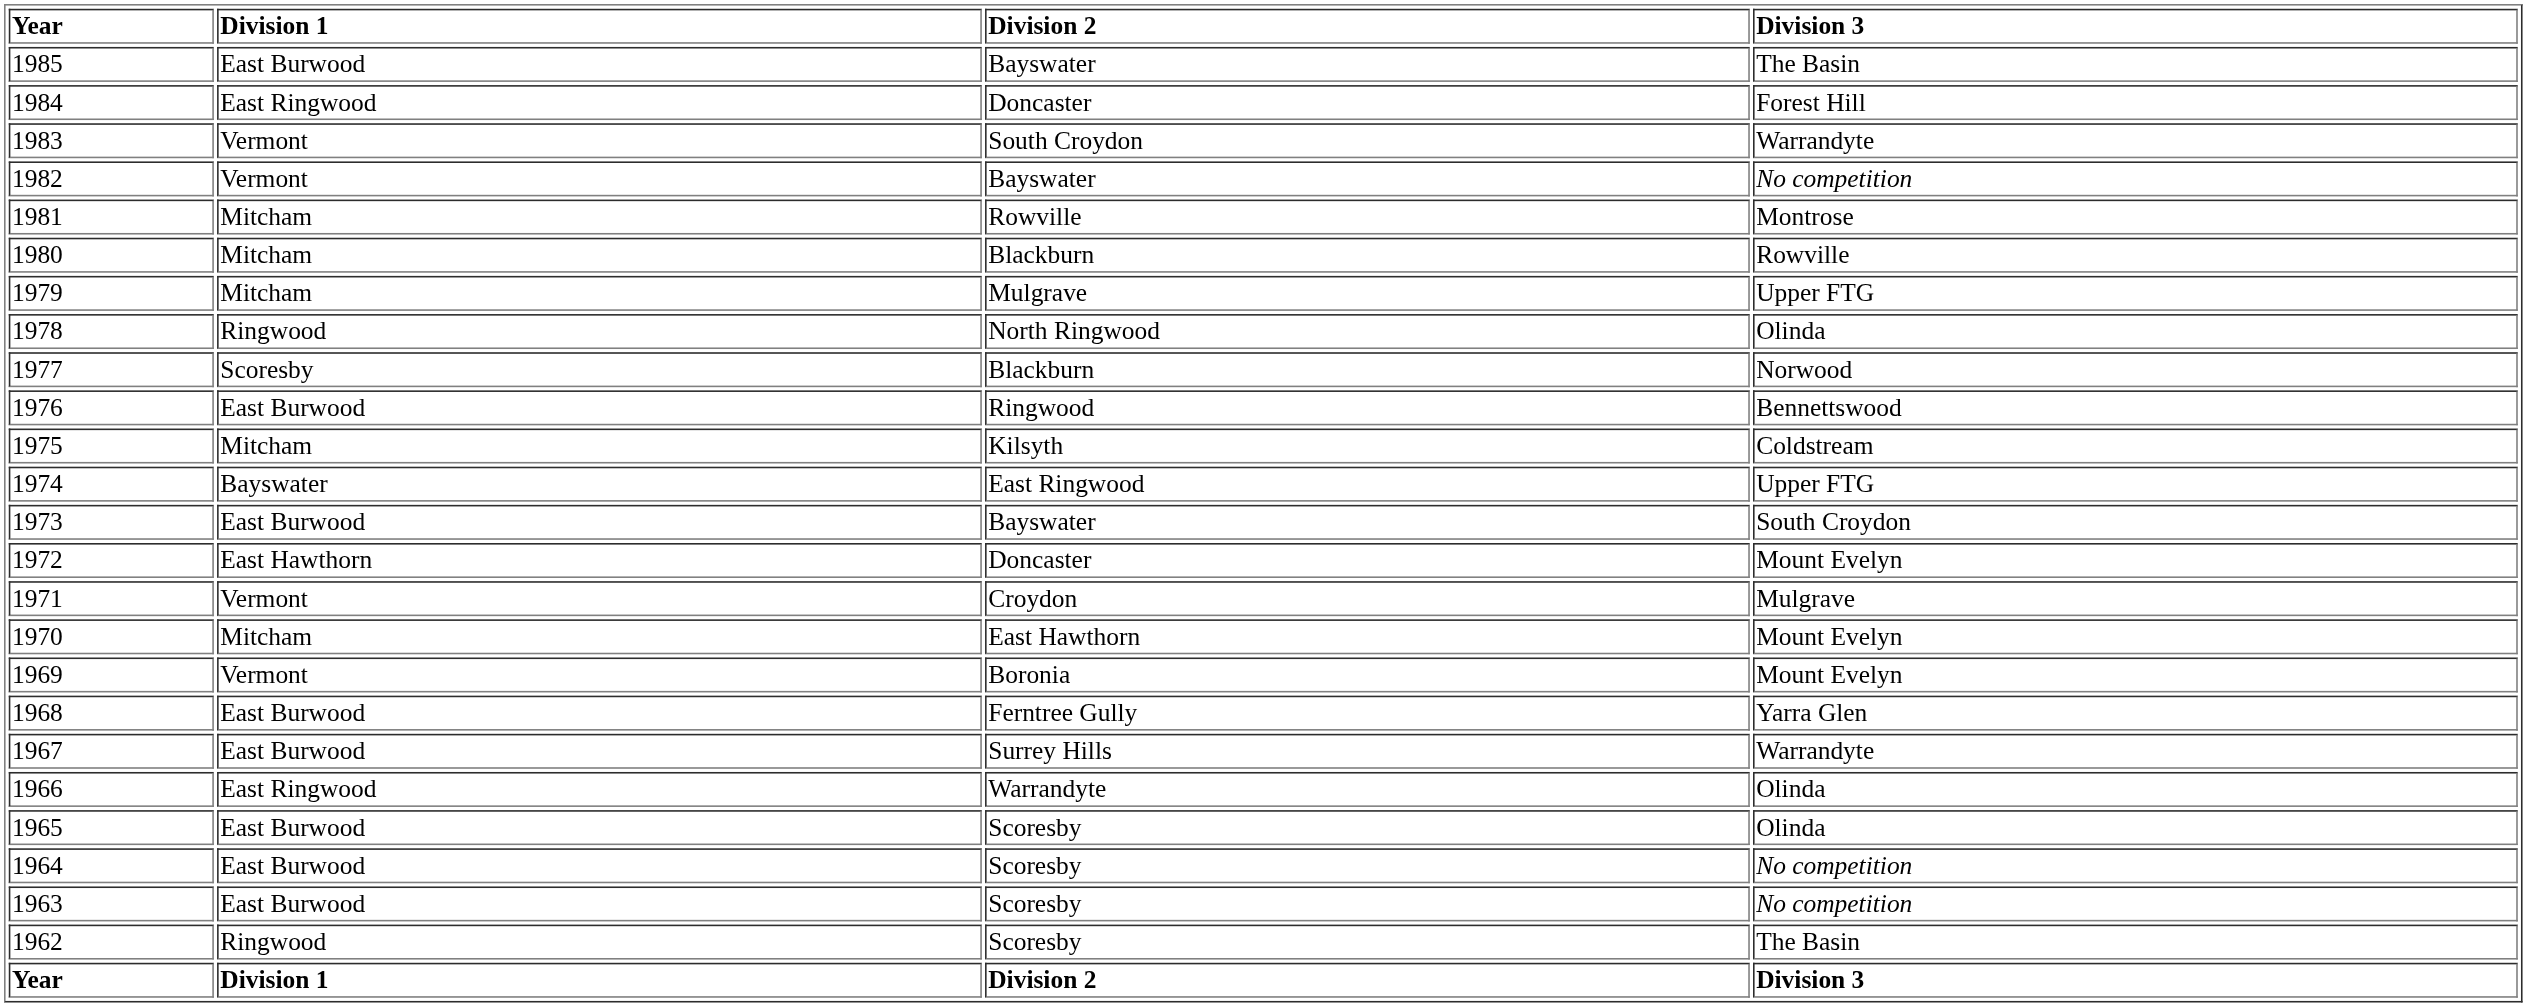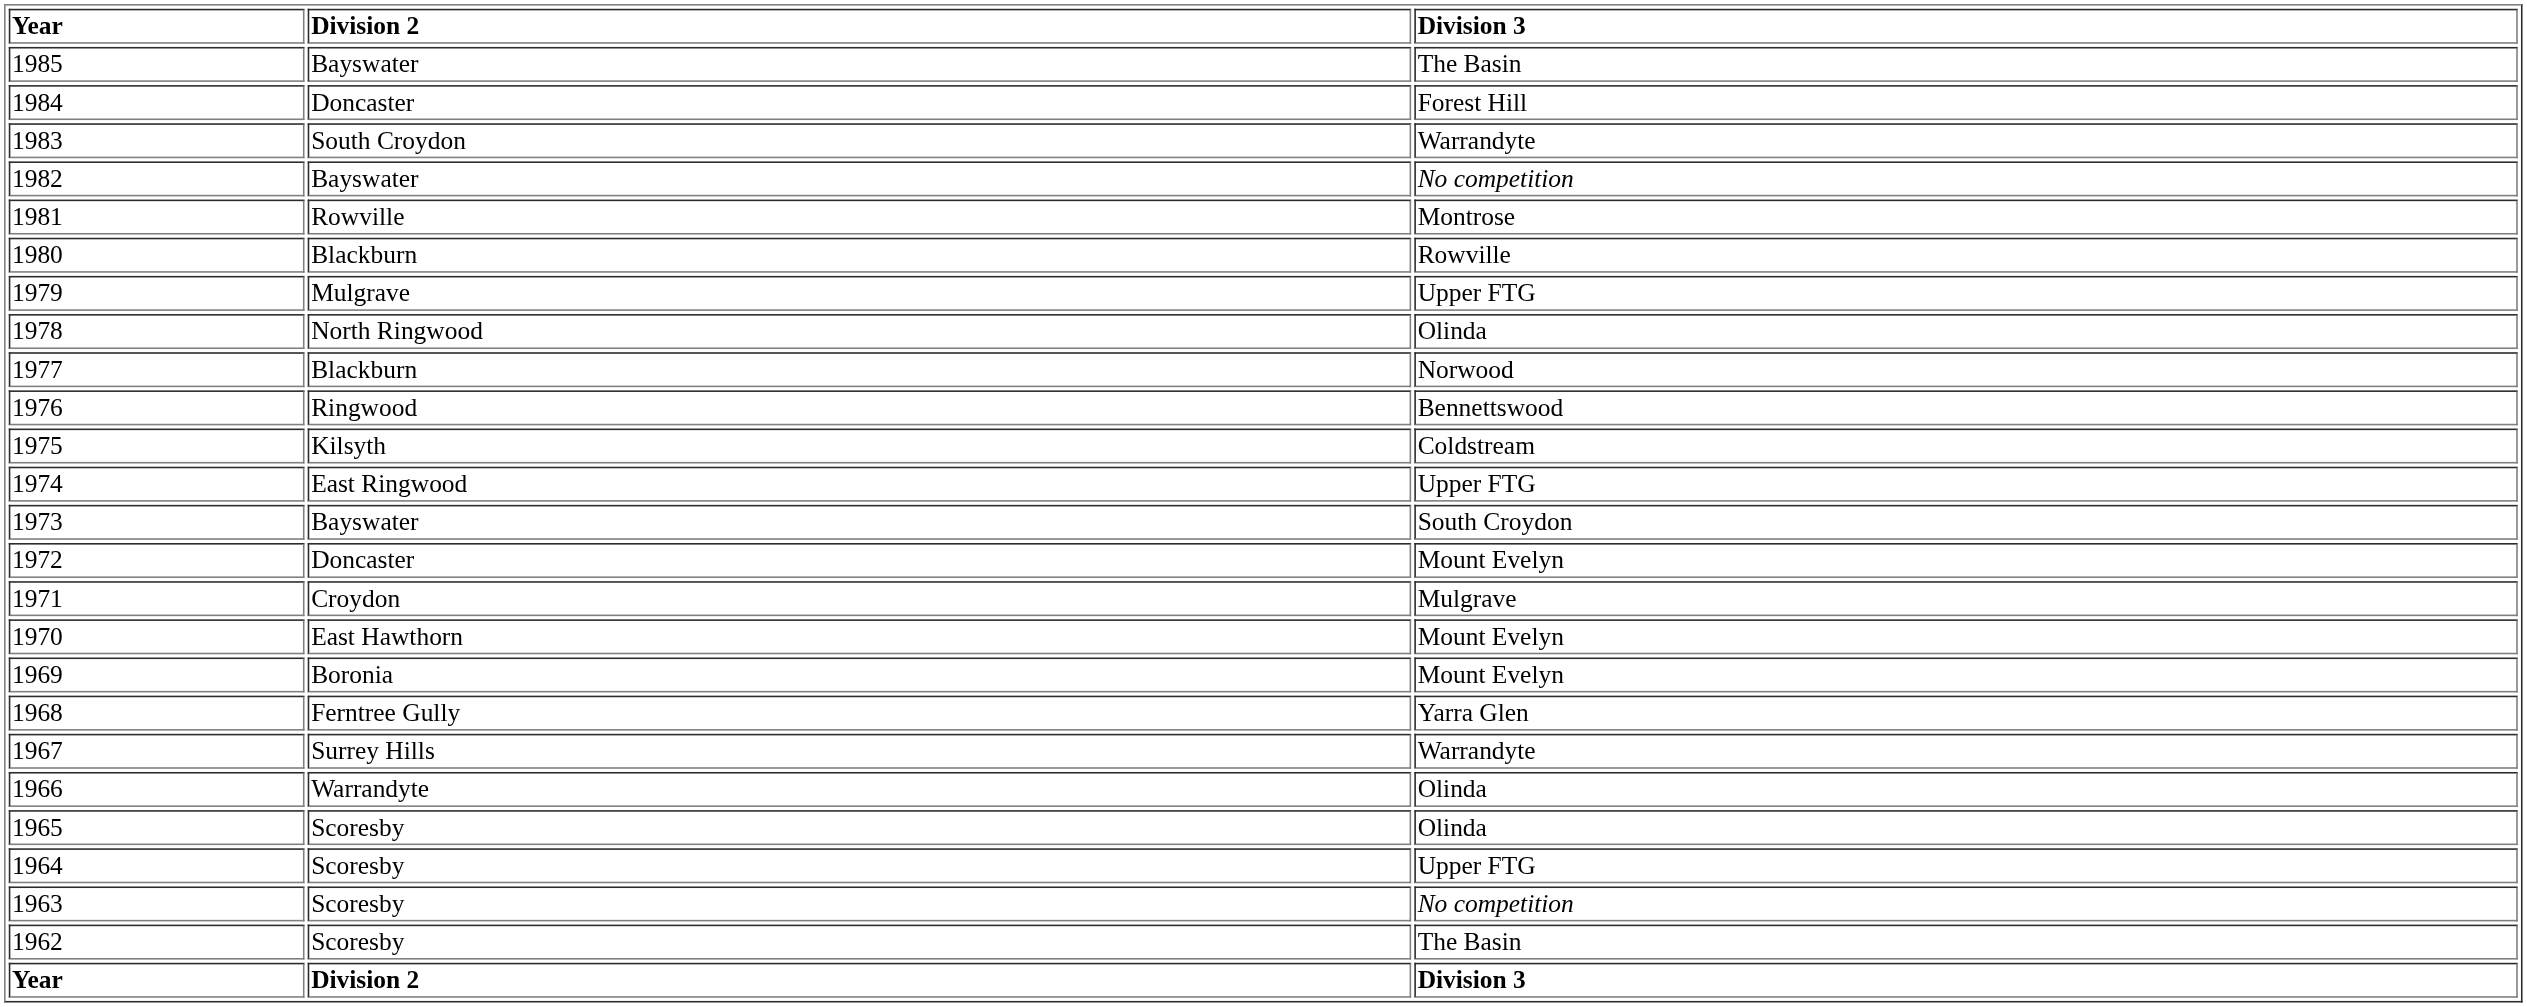- column: (274, 25)
(1834, 865) No competition -> (1477, 865) Upper FTG
